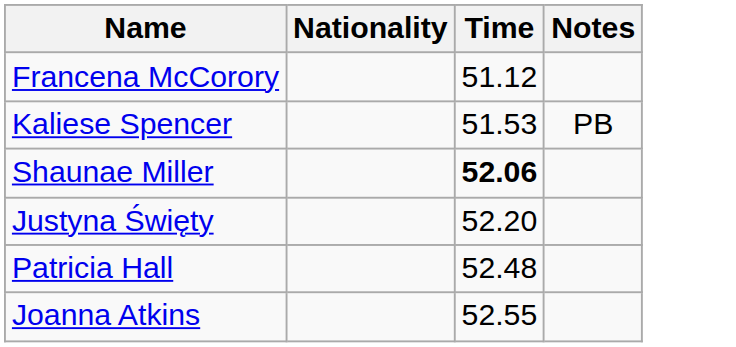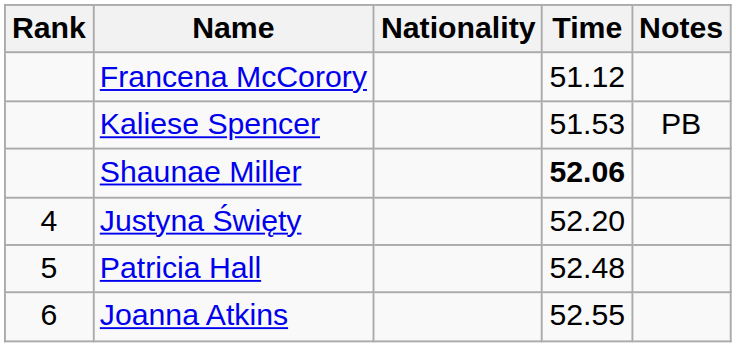+ column: (49, 28)
